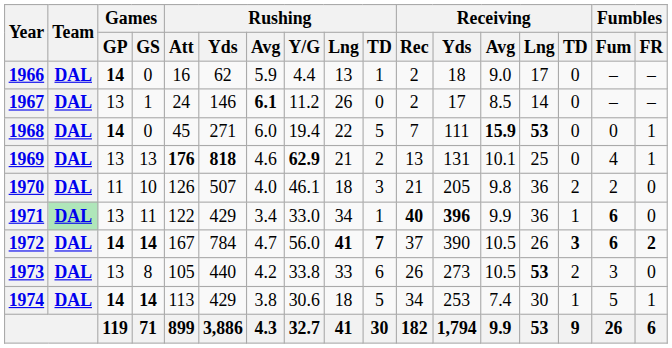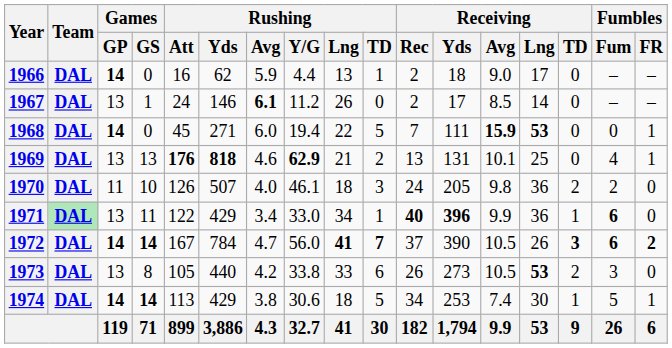(414, 187) 21 -> (414, 187) 24
